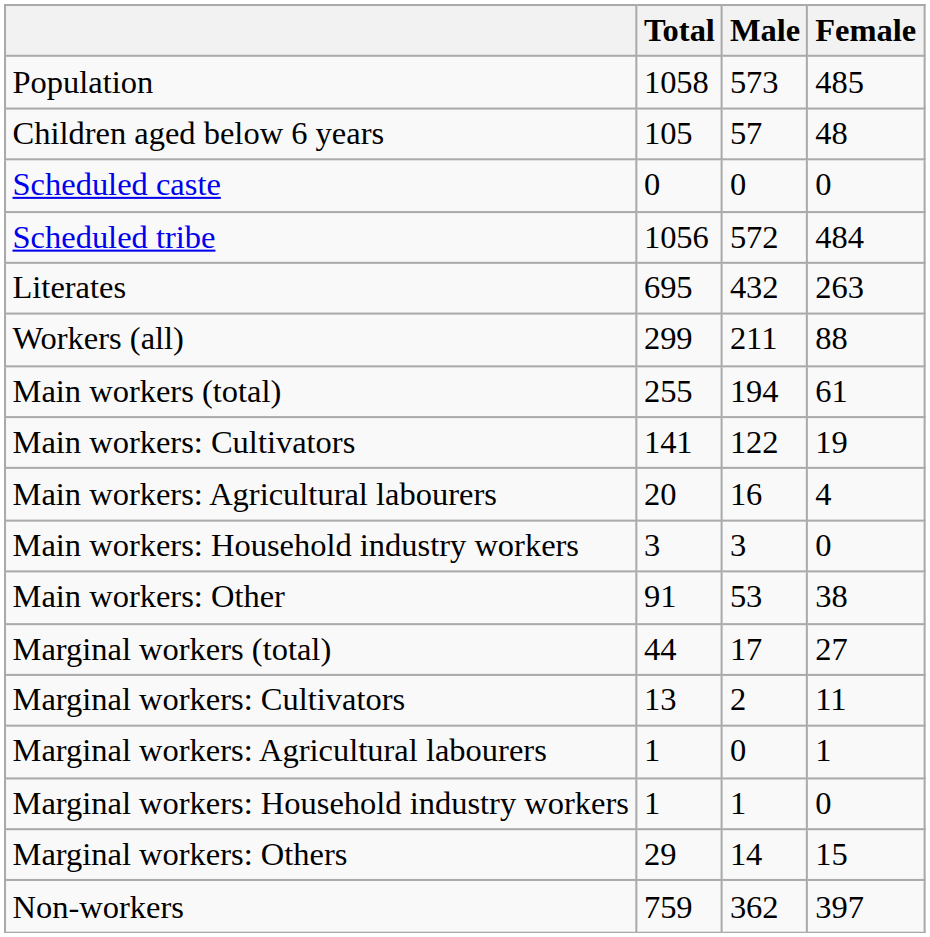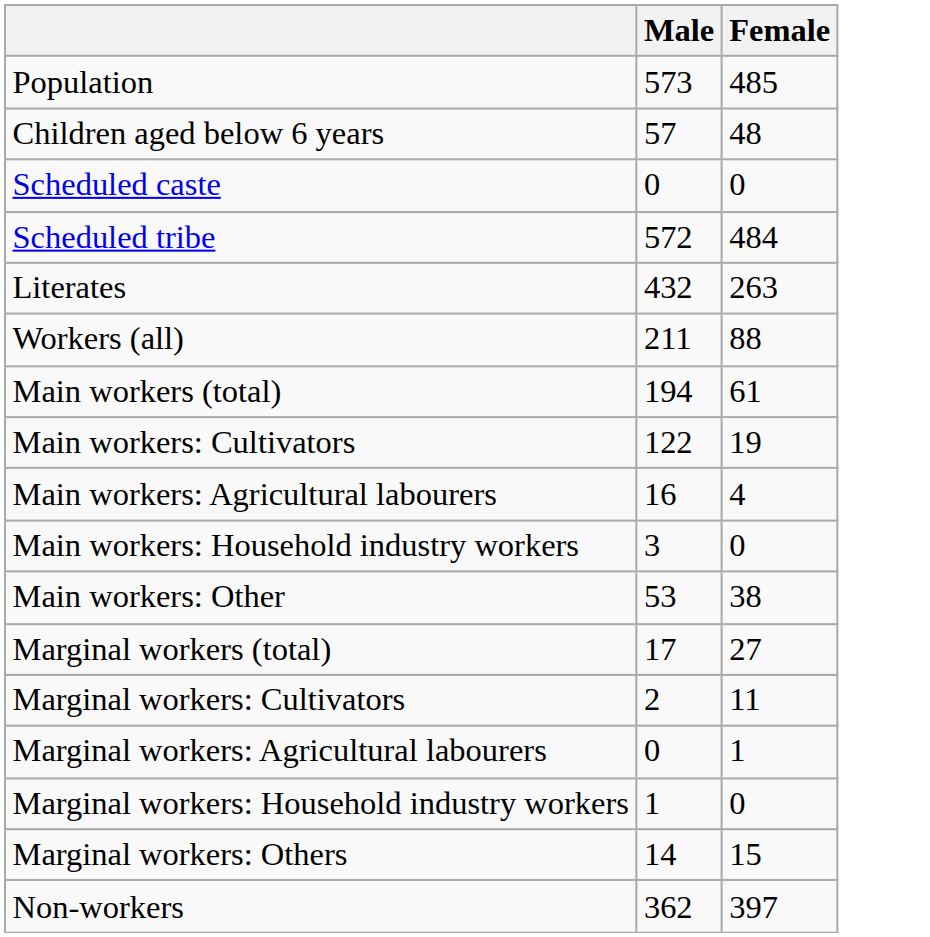- column: (679, 30)
